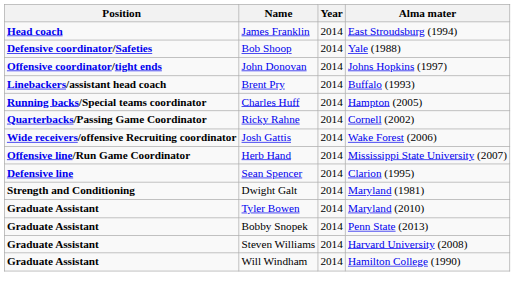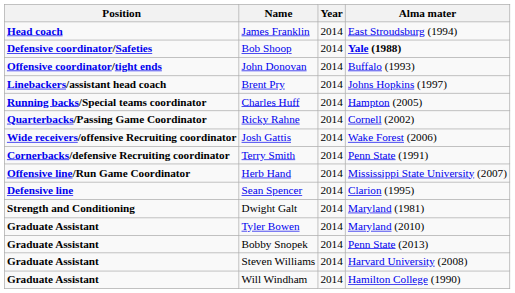(374, 48) normal -> (375, 48) bold
(397, 66) Johns Hopkins (1997) -> (381, 66) Buffalo (1993)
(381, 84) Buffalo (1993) -> (397, 84) Johns Hopkins (1997)
+ row: (268, 155)
